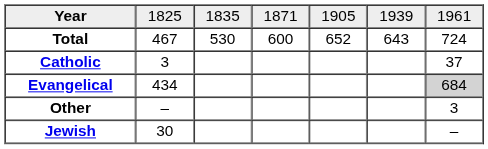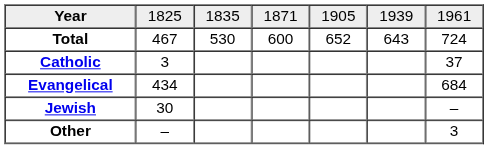(454, 85) lightgrey background -> (454, 85) no background
rows swapped: (70, 131) <-> (70, 108)
